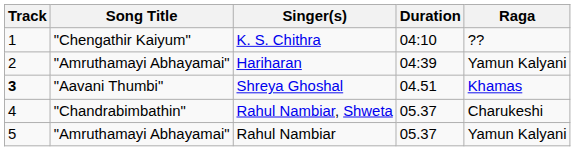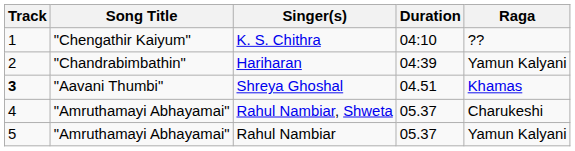(142, 63) "Amruthamayi Abhayamai" -> (120, 63) "Chandrabimbathin"
(120, 110) "Chandrabimbathin" -> (142, 110) "Amruthamayi Abhayamai"
